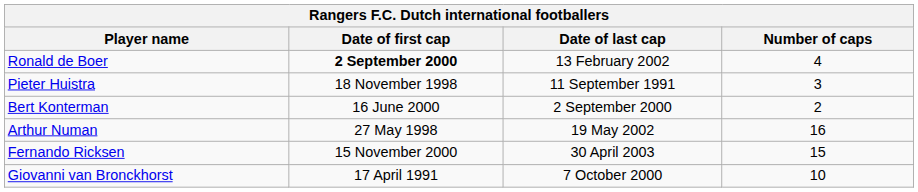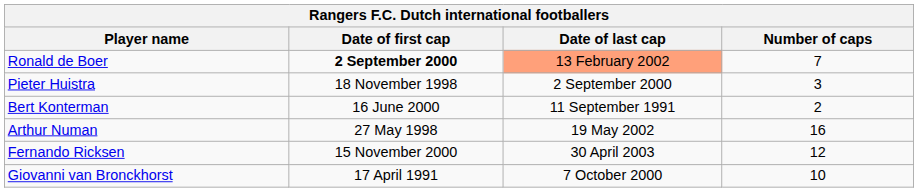(613, 61) no background -> (613, 61) lightsalmon background
(818, 61) 4 -> (818, 61) 7
(613, 84) 11 September 1991 -> (613, 84) 2 September 2000
(613, 107) 2 September 2000 -> (613, 107) 11 September 1991
(818, 152) 15 -> (818, 152) 12
